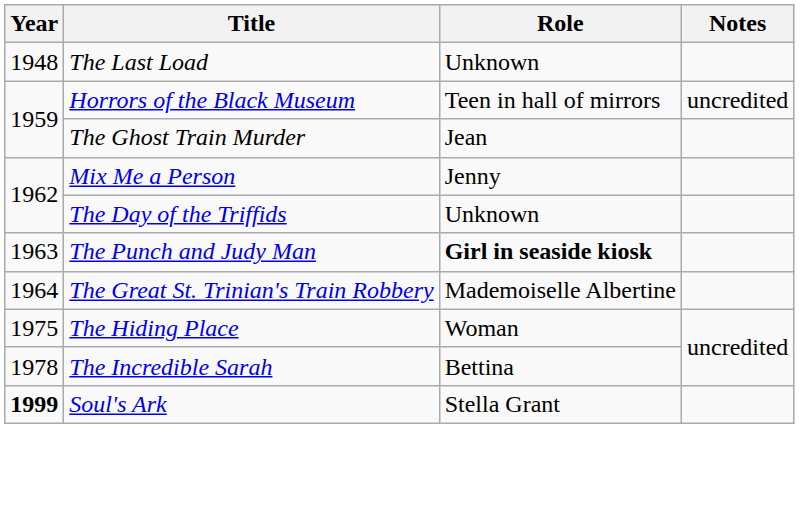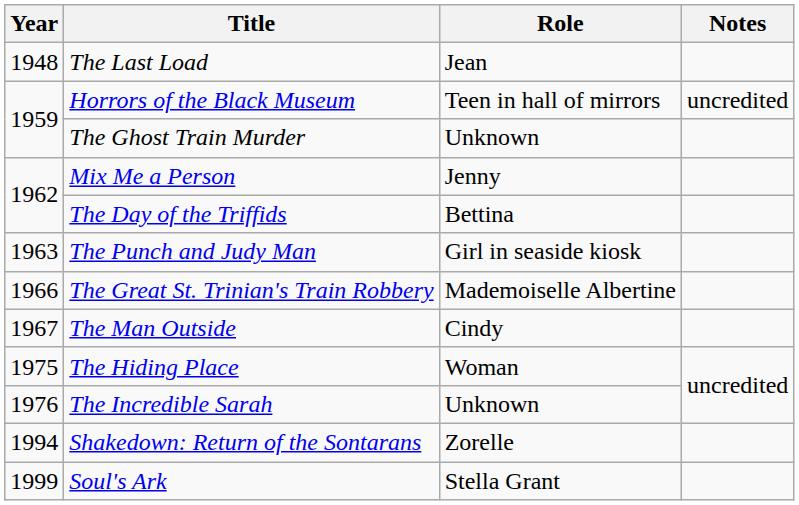(492, 61) Unknown -> (466, 61) Jean
(466, 137) Jean -> (492, 137) Unknown
(492, 213) Unknown -> (479, 213) Bettina
(548, 251) bold -> (543, 251) normal
(34, 289) 1964 -> (34, 289) 1966
+ row: (153, 328)
(34, 366) 1978 -> (34, 404) 1976
(479, 366) Bettina -> (492, 404) Unknown
+ row: (245, 442)
(34, 404) bold -> (34, 480) normal
